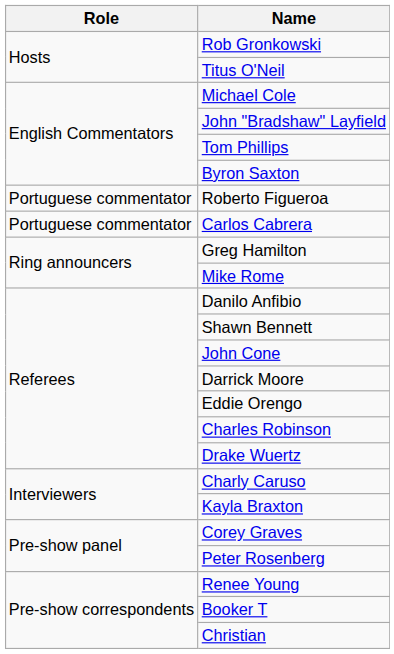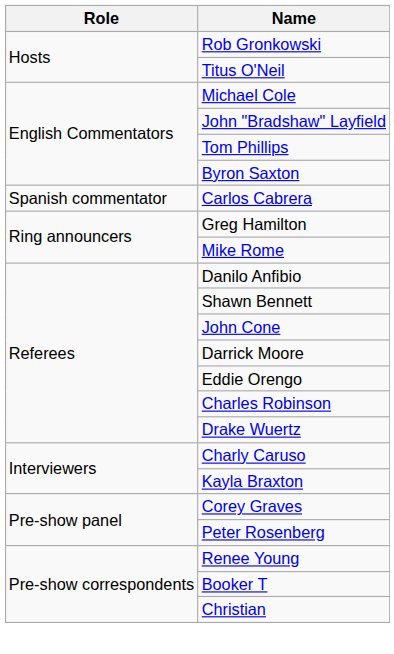- row: (265, 198)
(100, 224) Portuguese commentator -> (88, 198) Spanish commentator
